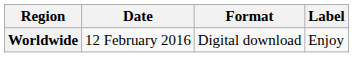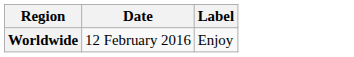- column: (250, 16)
